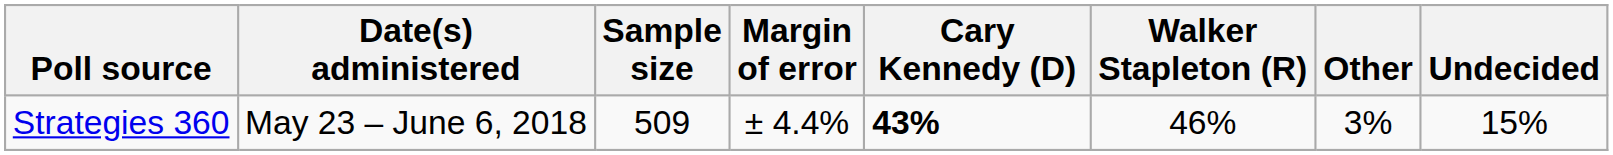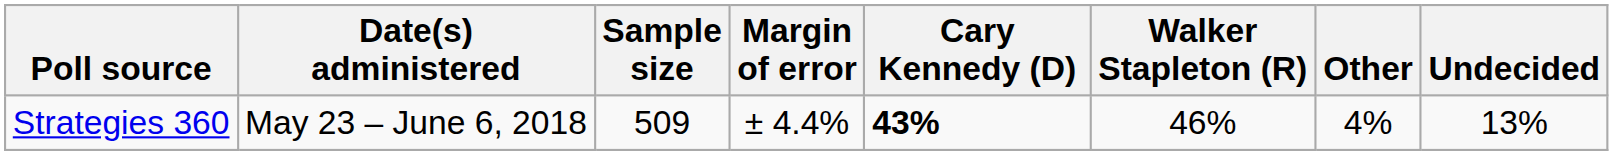(1368, 122) 3% -> (1368, 122) 4%
(1514, 122) 15% -> (1514, 122) 13%
